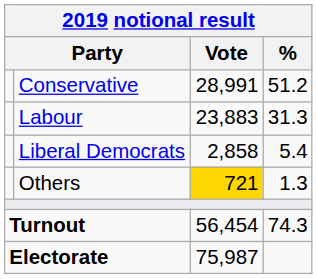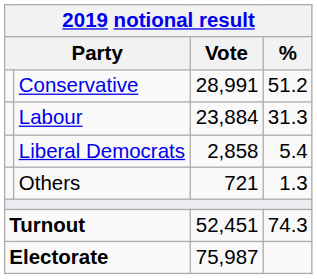(227, 118) 23,883 -> (227, 118) 23,884
(241, 183) gold background -> (241, 183) no background
(227, 225) 56,454 -> (227, 225) 52,451
